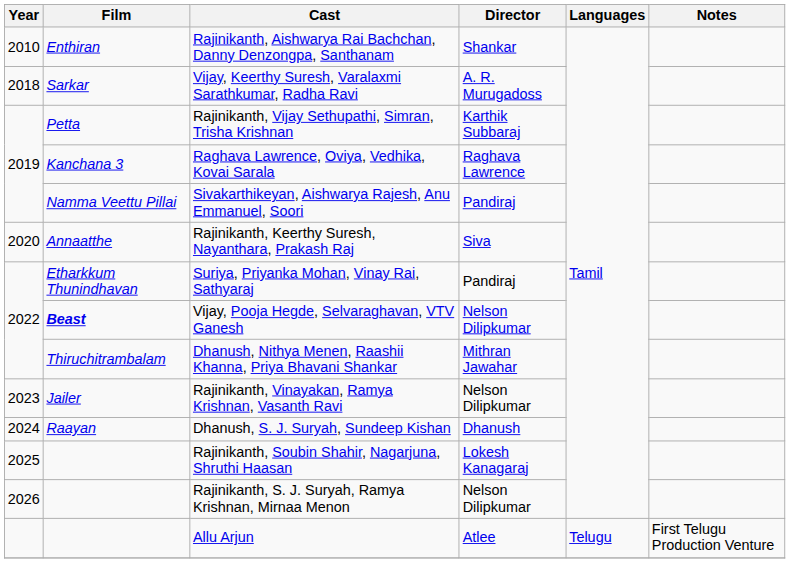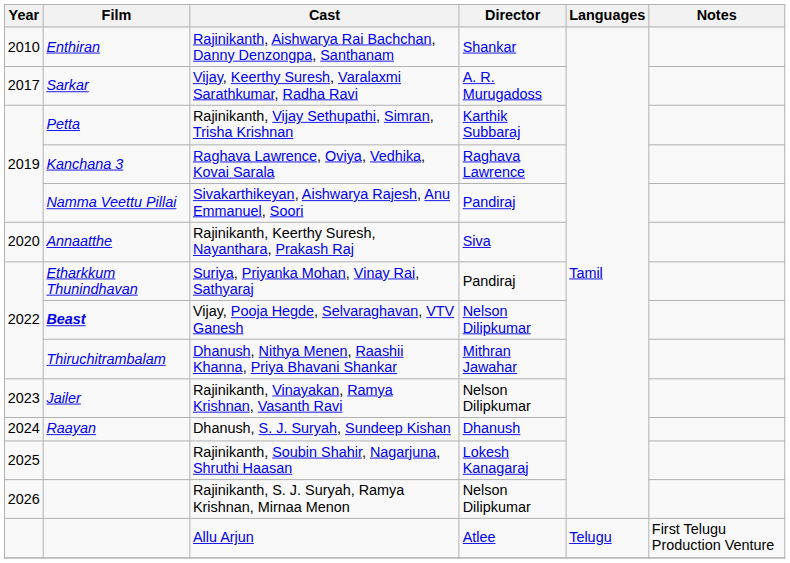(24, 85) 2018 -> (24, 85) 2017
